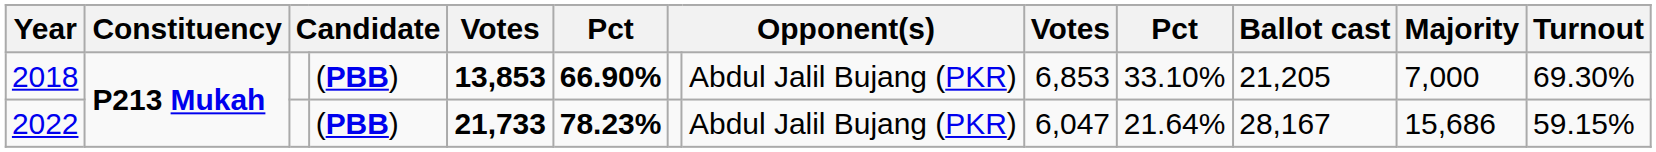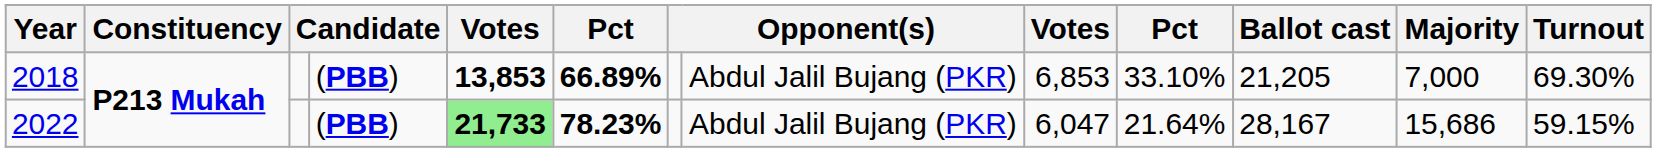(611, 76) 66.90% -> (611, 76) 66.89%
(500, 123) no background -> (500, 123) lightgreen background
